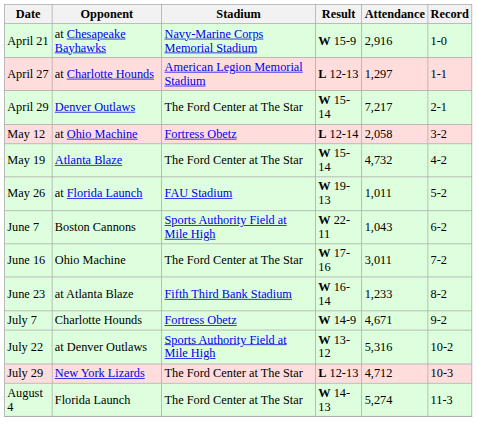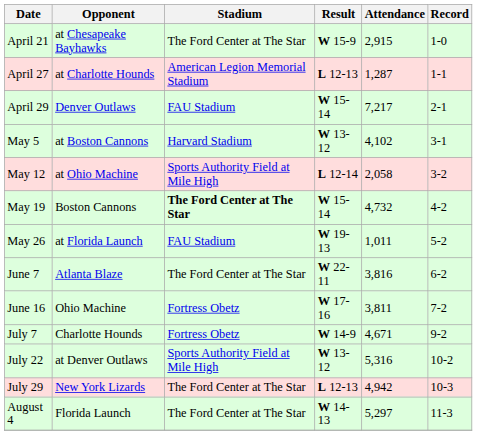(214, 40) Navy-Marine Corps Memorial Stadium -> (237, 40) The Ford Center at The Star
(379, 40) 2,916 -> (379, 40) 2,915
(379, 74) 1,297 -> (379, 74) 1,287
(234, 107) The Ford Center at The Star -> (201, 107) FAU Stadium
+ row: (23, 140)
(201, 134) Fortress Obetz -> (228, 174) Sports Authority Field at Mile High
(88, 160) Atlanta Blaze -> (96, 207) Boston Cannons
(234, 160) normal -> (230, 207) bold
(95, 227) Boston Cannons -> (89, 274) Atlanta Blaze
(226, 227) Sports Authority Field at Mile High -> (237, 274) The Ford Center at The Star
(379, 227) 1,043 -> (379, 274) 3,816
(234, 260) The Ford Center at The Star -> (203, 307) Fortress Obetz
(378, 260) 3,011 -> (378, 307) 3,811
- row: (26, 294)
(379, 373) 4,712 -> (379, 387) 4,942
(379, 399) 5,274 -> (379, 413) 5,297
